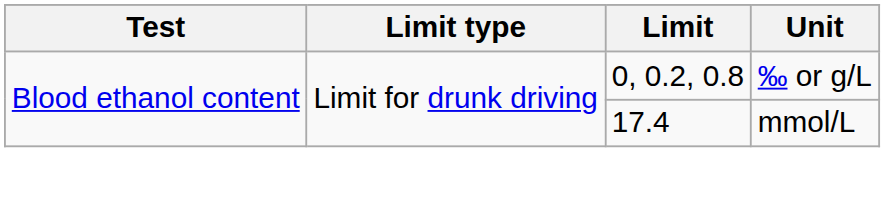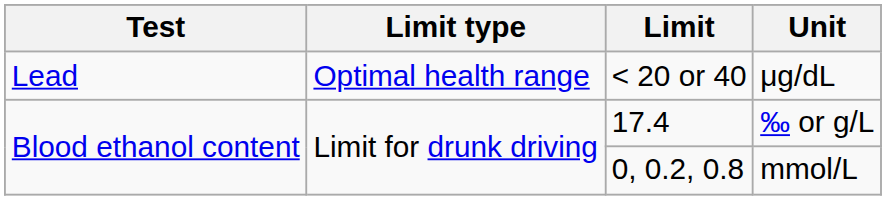+ row: (798, 75)
(678, 75) 0, 0.2, 0.8 -> (641, 122) 17.4
(641, 122) 17.4 -> (678, 169) 0, 0.2, 0.8
